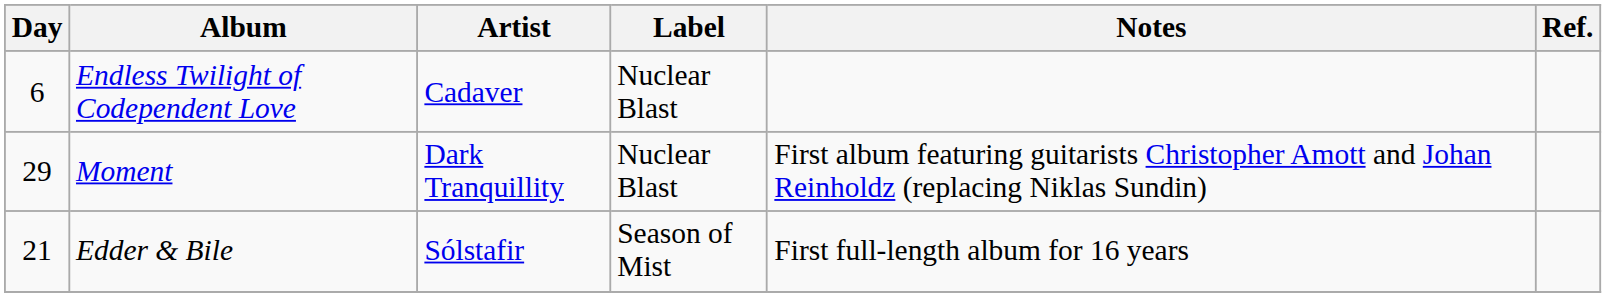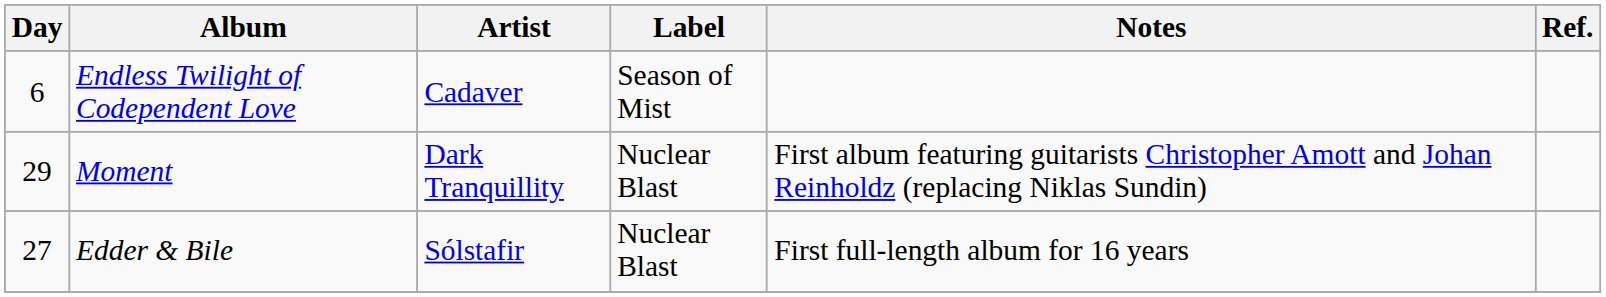(664, 91) Nuclear Blast -> (675, 91) Season of Mist
(37, 250) 21 -> (37, 250) 27
(675, 250) Season of Mist -> (664, 250) Nuclear Blast
